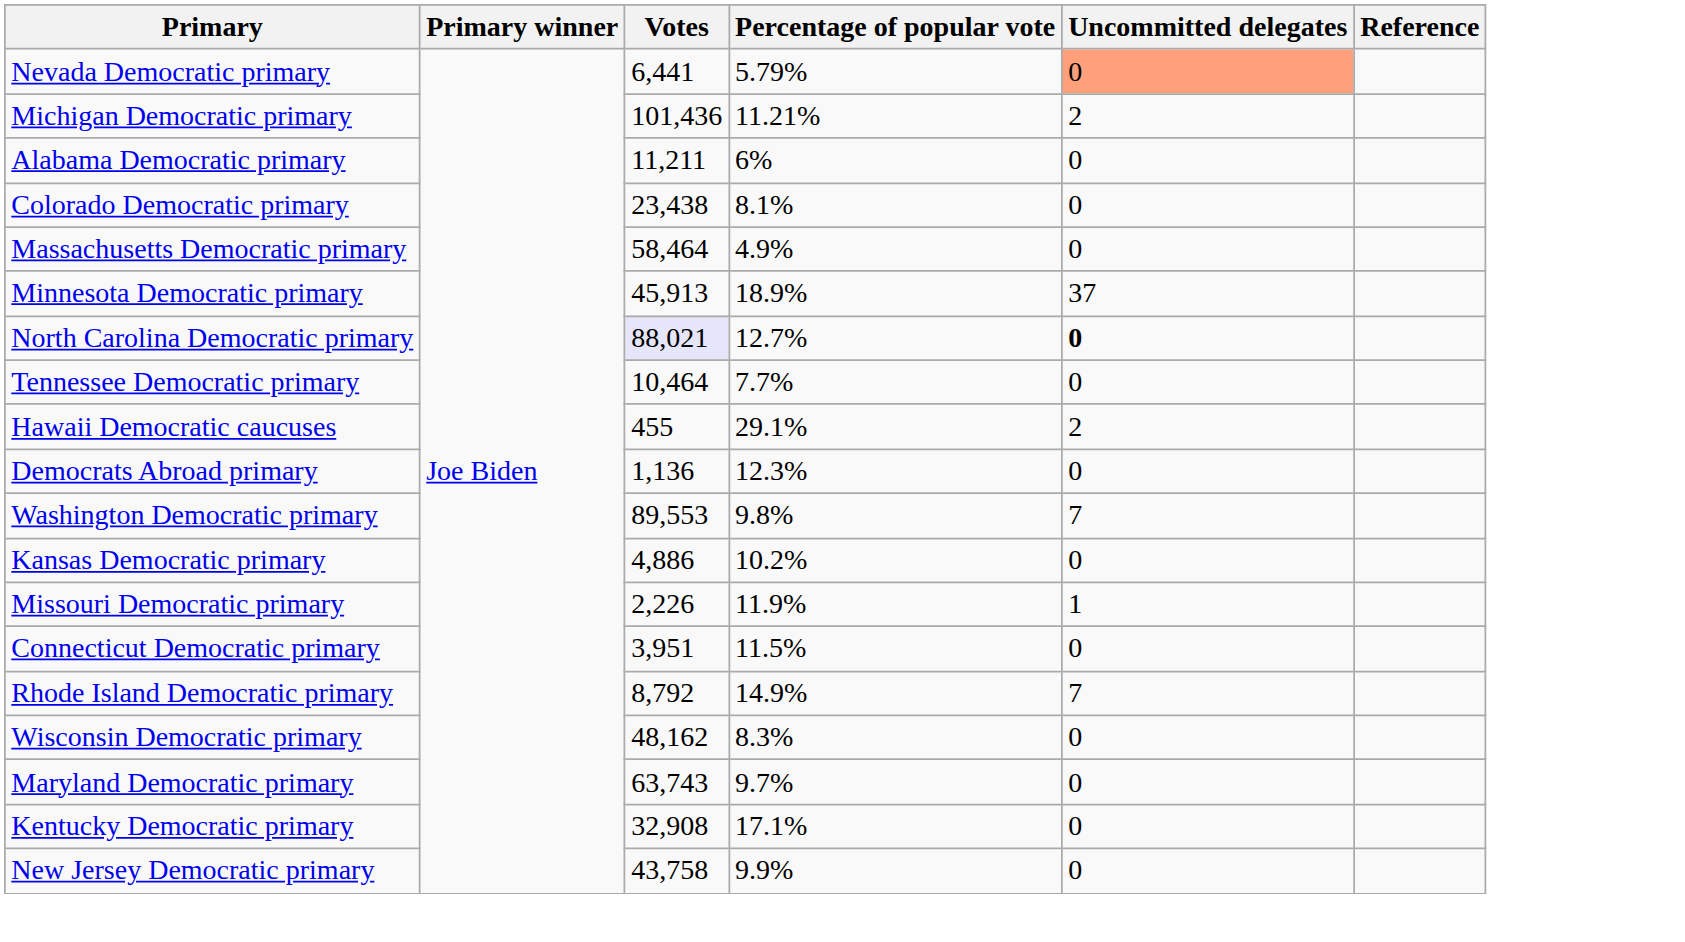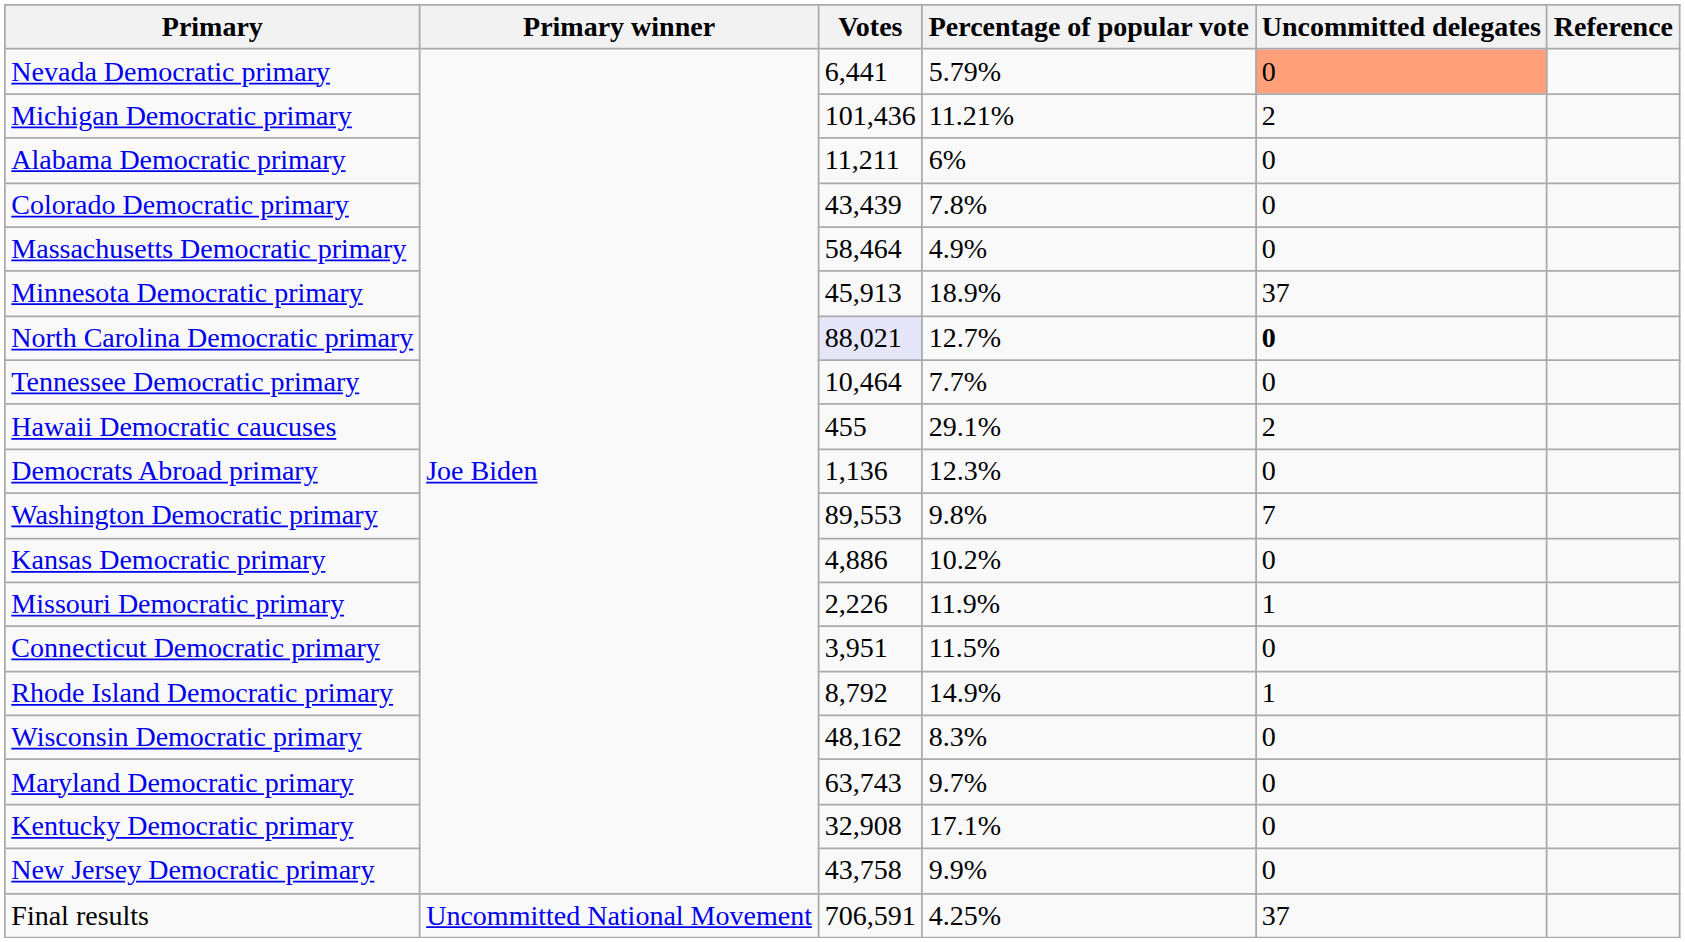(670, 204) 23,438 -> (863, 204) 43,439
(764, 204) 8.1% -> (958, 204) 7.8%
(1075, 692) 7 -> (1269, 692) 1
+ row: (80, 914)
